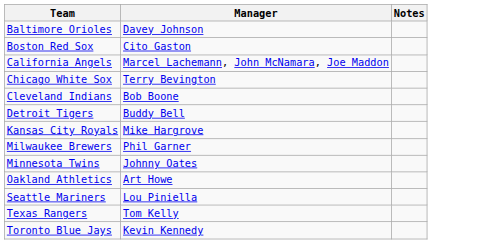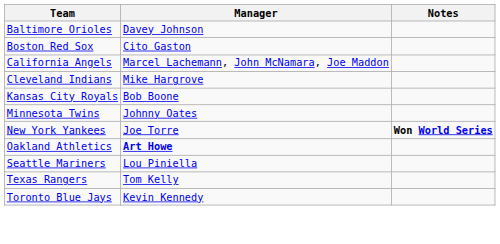- row: (59, 80)
(151, 96) Bob Boone -> (163, 80) Mike Hargrove
- row: (50, 113)
(163, 130) Mike Hargrove -> (151, 96) Bob Boone
- row: (59, 147)
+ row: (56, 130)
(148, 180) normal -> (148, 147) bold
